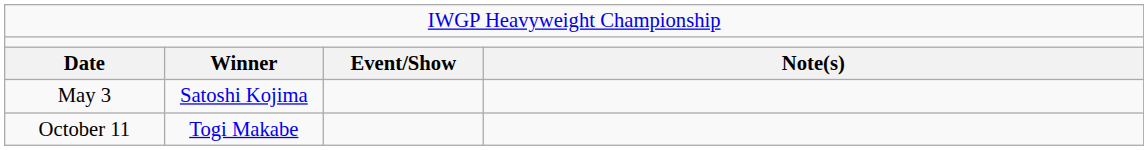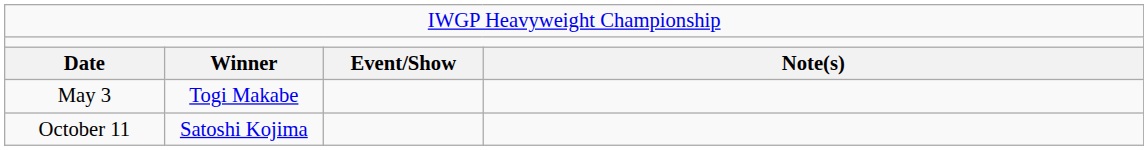(244, 95) Satoshi Kojima -> (244, 95) Togi Makabe
(244, 128) Togi Makabe -> (244, 128) Satoshi Kojima
